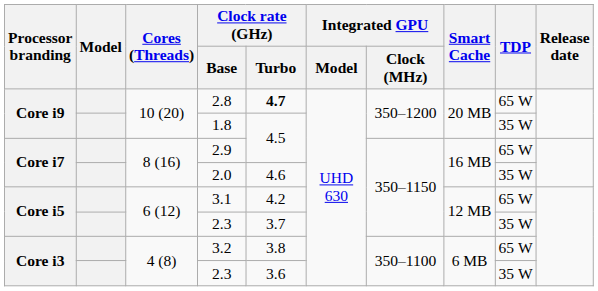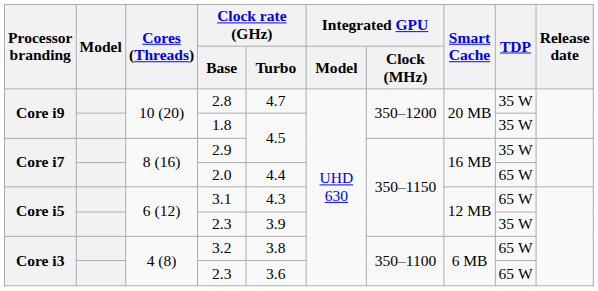(276, 100) bold -> (276, 100) normal
(516, 100) 65 W -> (516, 100) 35 W
(516, 150) 65 W -> (516, 150) 35 W
(276, 174) 4.6 -> (276, 174) 4.4
(516, 174) 35 W -> (516, 174) 65 W
(276, 199) 4.2 -> (276, 199) 4.3
(276, 224) 3.7 -> (276, 224) 3.9
(516, 273) 35 W -> (516, 273) 65 W
